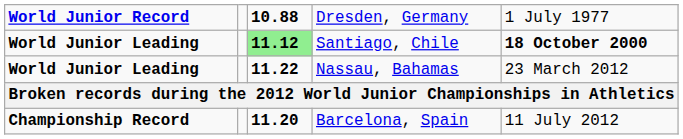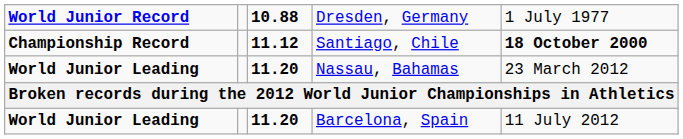(104, 43) World Junior Leading -> (99, 43) Championship Record
(275, 43) lightgreen background -> (275, 43) no background
(275, 69) 11.22 -> (275, 69) 11.20
(99, 121) Championship Record -> (104, 121) World Junior Leading
